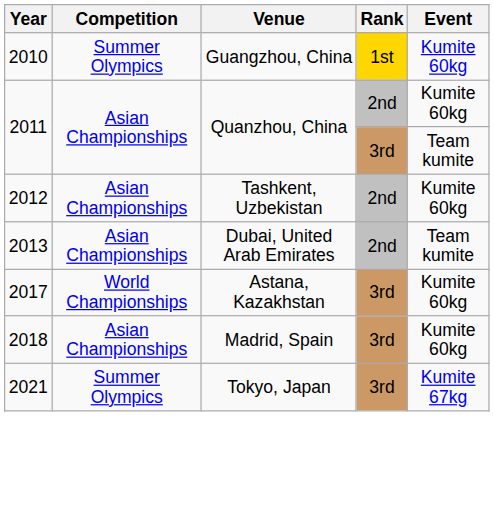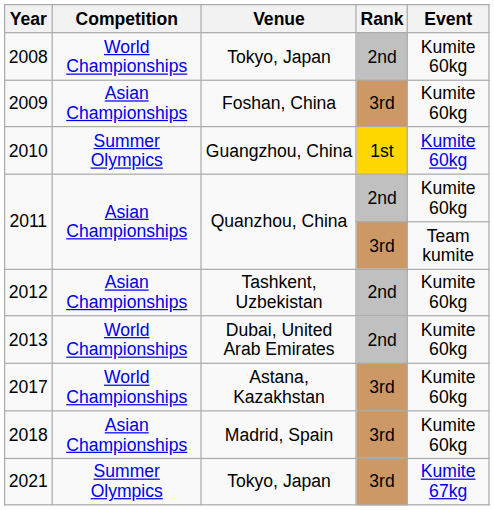+ row: (28, 56)
+ row: (28, 104)
(127, 245) Asian Championships -> (127, 340) World Championships
(448, 245) Team kumite -> (448, 340) Kumite 60kg
